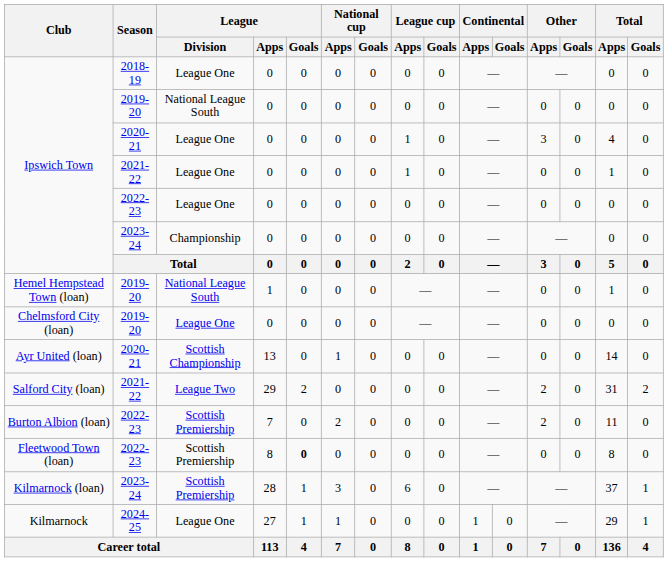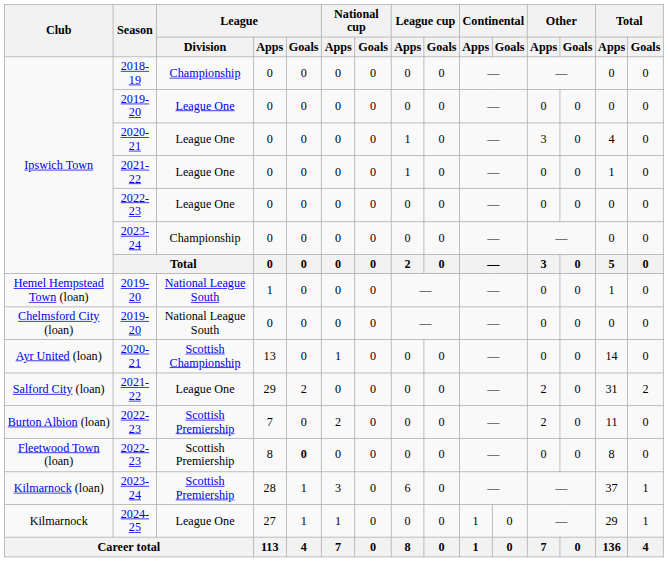(205, 73) League One -> (205, 73) Championship
(205, 106) National League South -> (205, 106) League One
(205, 323) League One -> (205, 323) National League South
(205, 389) League Two -> (205, 389) League One
